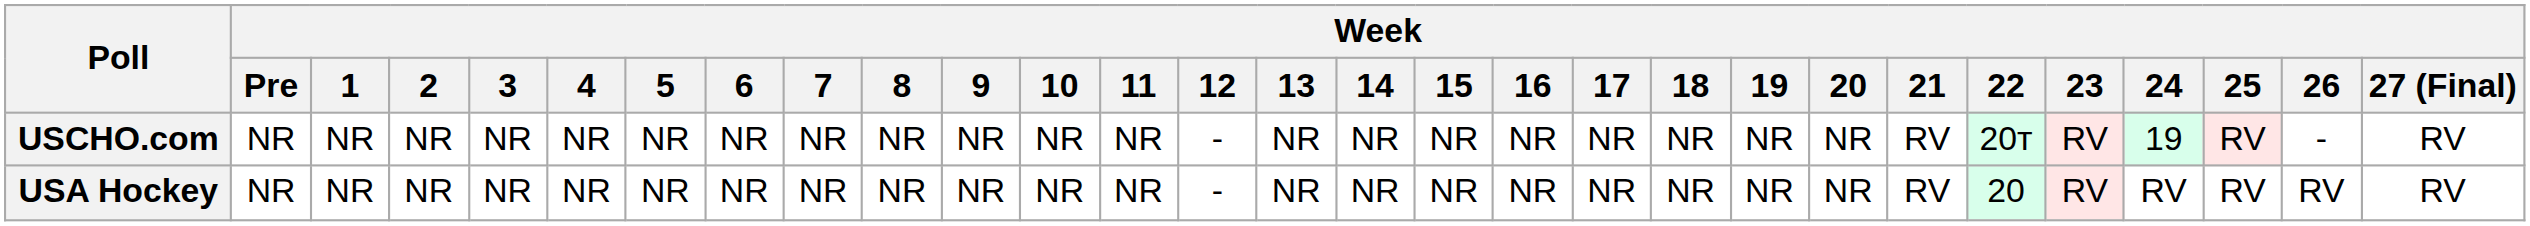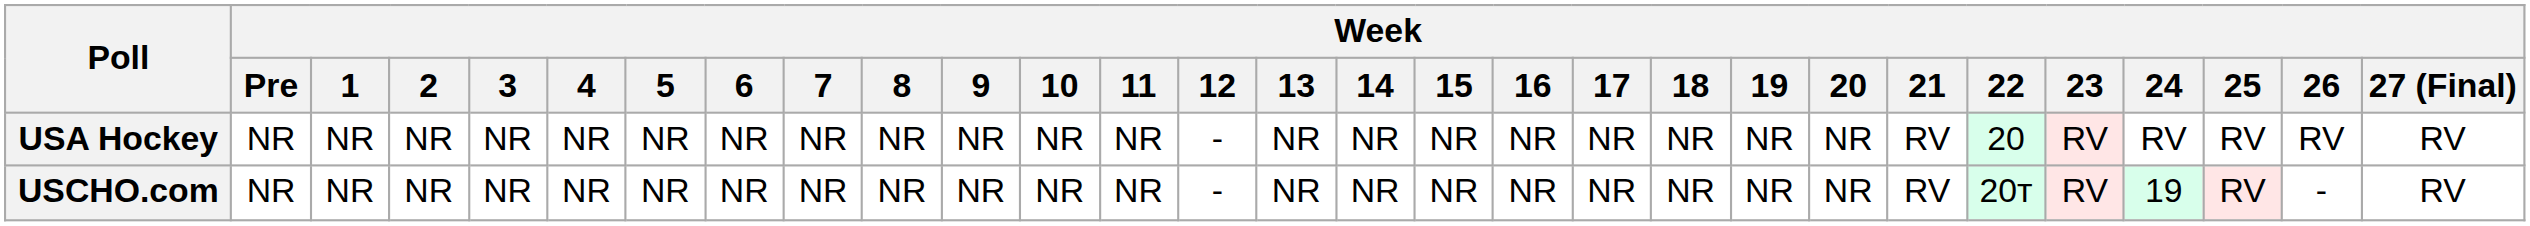rows swapped: (118, 138) <-> (118, 191)
